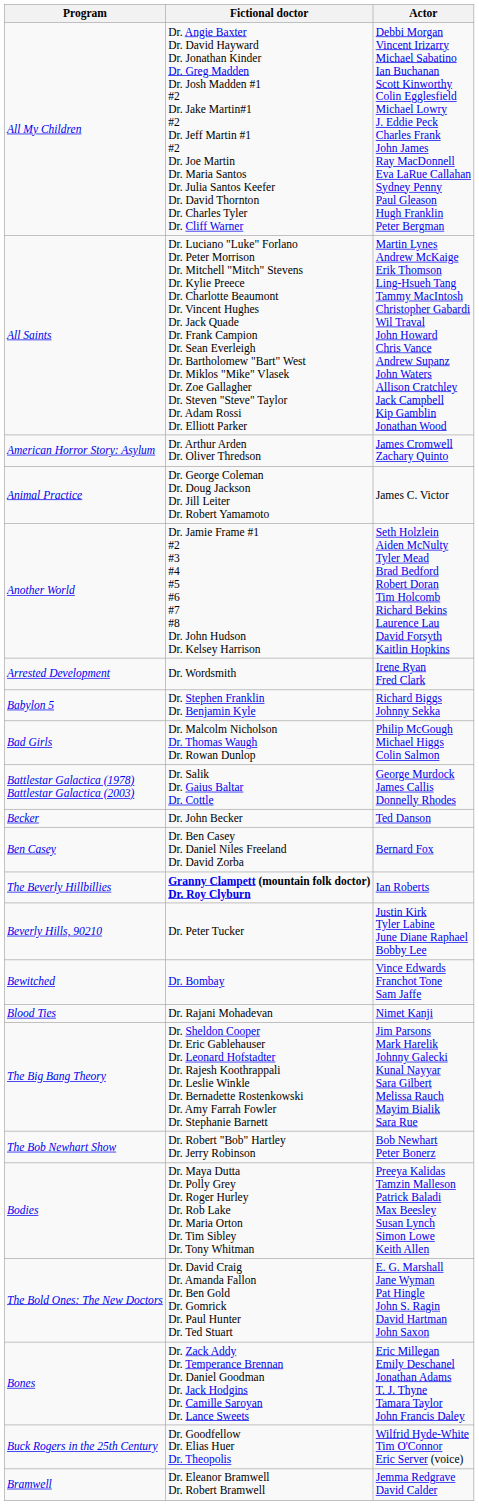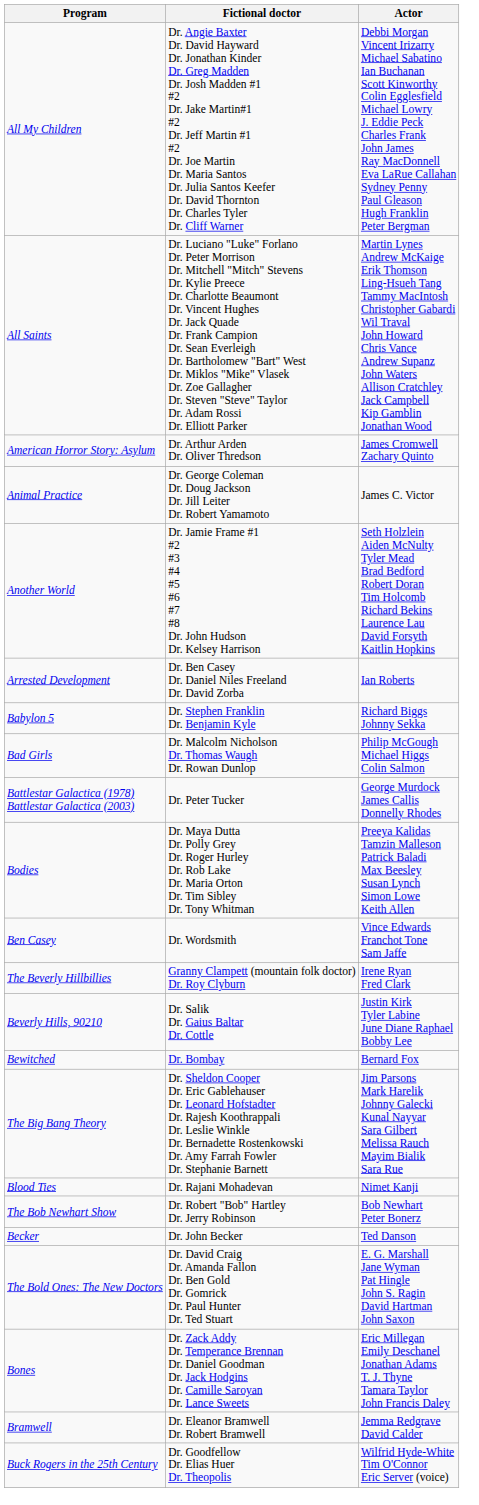(202, 674) Dr. Wordsmith -> (227, 680) Dr. Ben Casey Dr. Daniel Niles Freeland Dr. David Zorba
(401, 674) Irene Ryan Fred Clark -> (388, 680) Ian Roberts
(206, 787) Dr. Salik Dr. Gaius Baltar Dr. Cottle -> (206, 800) Dr. Peter Tucker
rows swapped: (23, 818) <-> (23, 1210)
(227, 849) Dr. Ben Casey Dr. Daniel Niles Freeland Dr. David Zorba -> (202, 940) Dr. Wordsmith
(405, 849) Bernard Fox -> (396, 940) Vince Edwards Franchot Tone Sam Jaffe
(269, 887) bold -> (262, 978) normal
(402, 887) Ian Roberts -> (386, 978) Irene Ryan Fred Clark
(206, 931) Dr. Peter Tucker -> (206, 1022) Dr. Salik Dr. Gaius Baltar Dr. Cottle
(411, 982) Vince Edwards Franchot Tone Sam Jaffe -> (390, 1059) Bernard Fox
rows swapped: (56, 1077) <-> (32, 1013)
rows swapped: (29, 1484) <-> (82, 1447)
